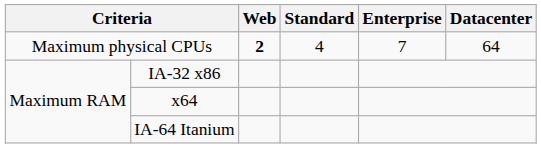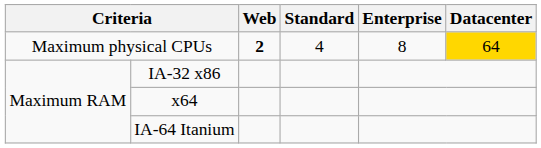(402, 45) 7 -> (402, 45) 8
(491, 45) no background -> (491, 45) gold background
